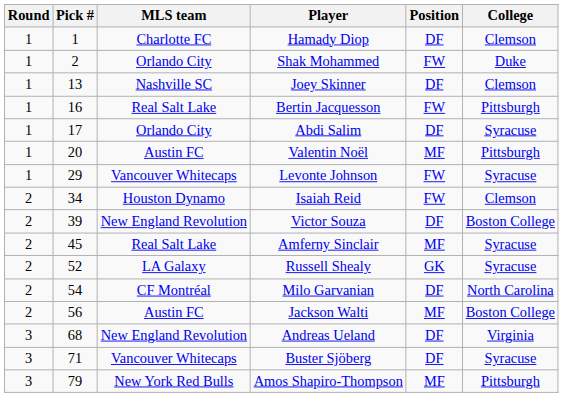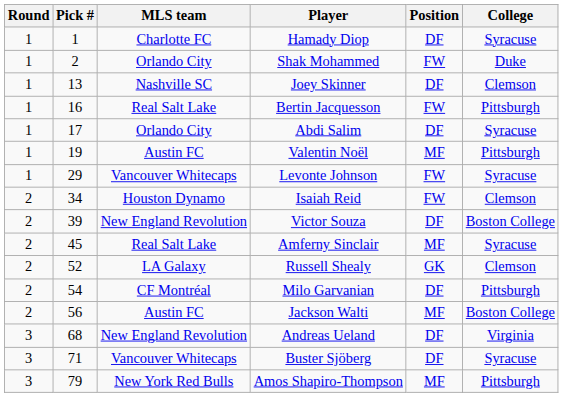(510, 38) Clemson -> (510, 38) Syracuse
(75, 152) 20 -> (75, 152) 19
(510, 267) Syracuse -> (510, 267) Clemson
(510, 289) North Carolina -> (510, 289) Pittsburgh
